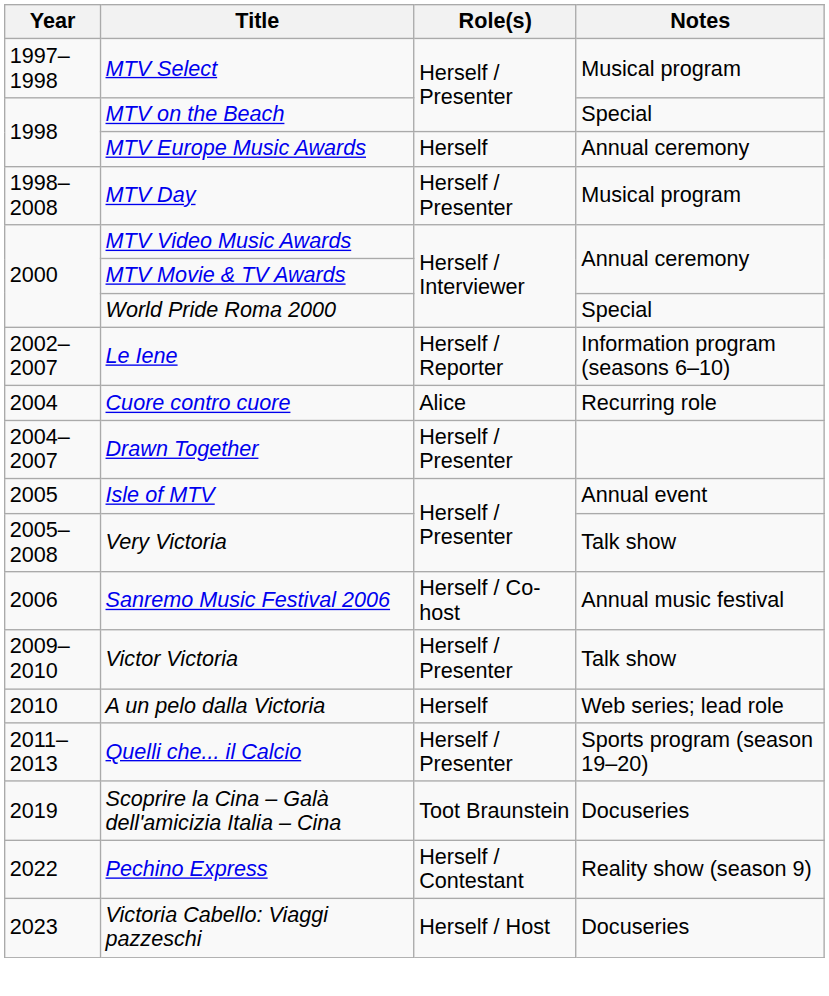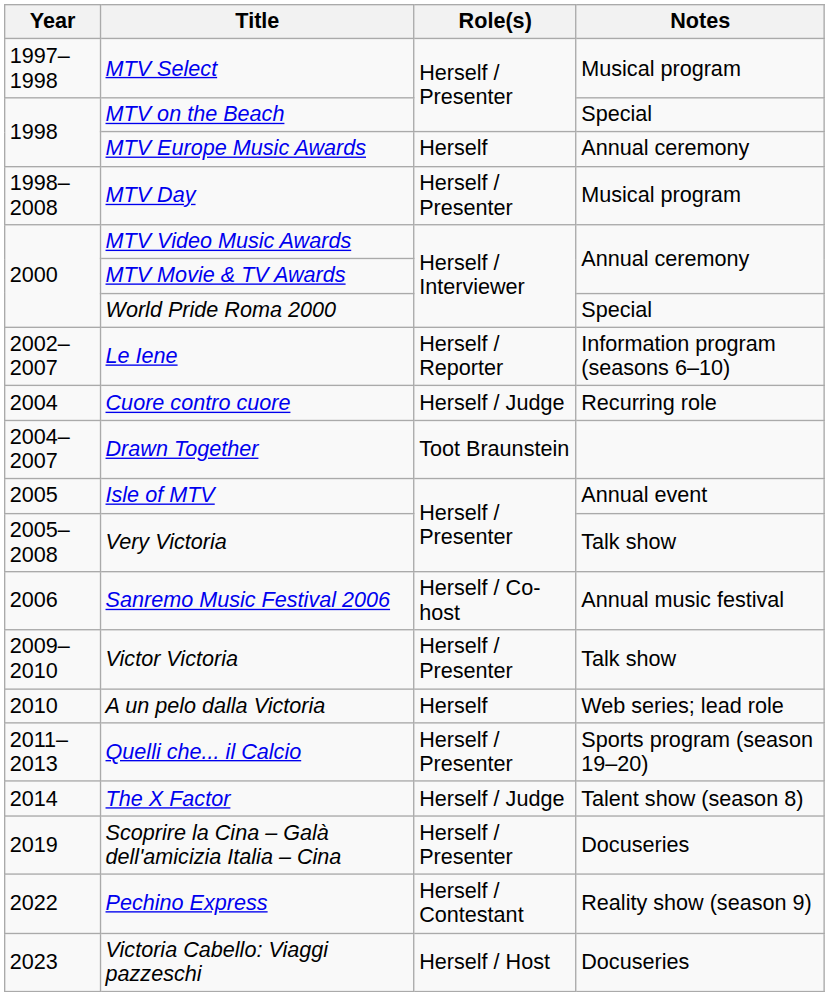(443, 402) Alice -> (492, 402) Herself / Judge
(466, 449) Herself / Presenter -> (494, 449) Toot Braunstein
+ row: (168, 798)
(494, 810) Toot Braunstein -> (466, 844) Herself / Presenter
